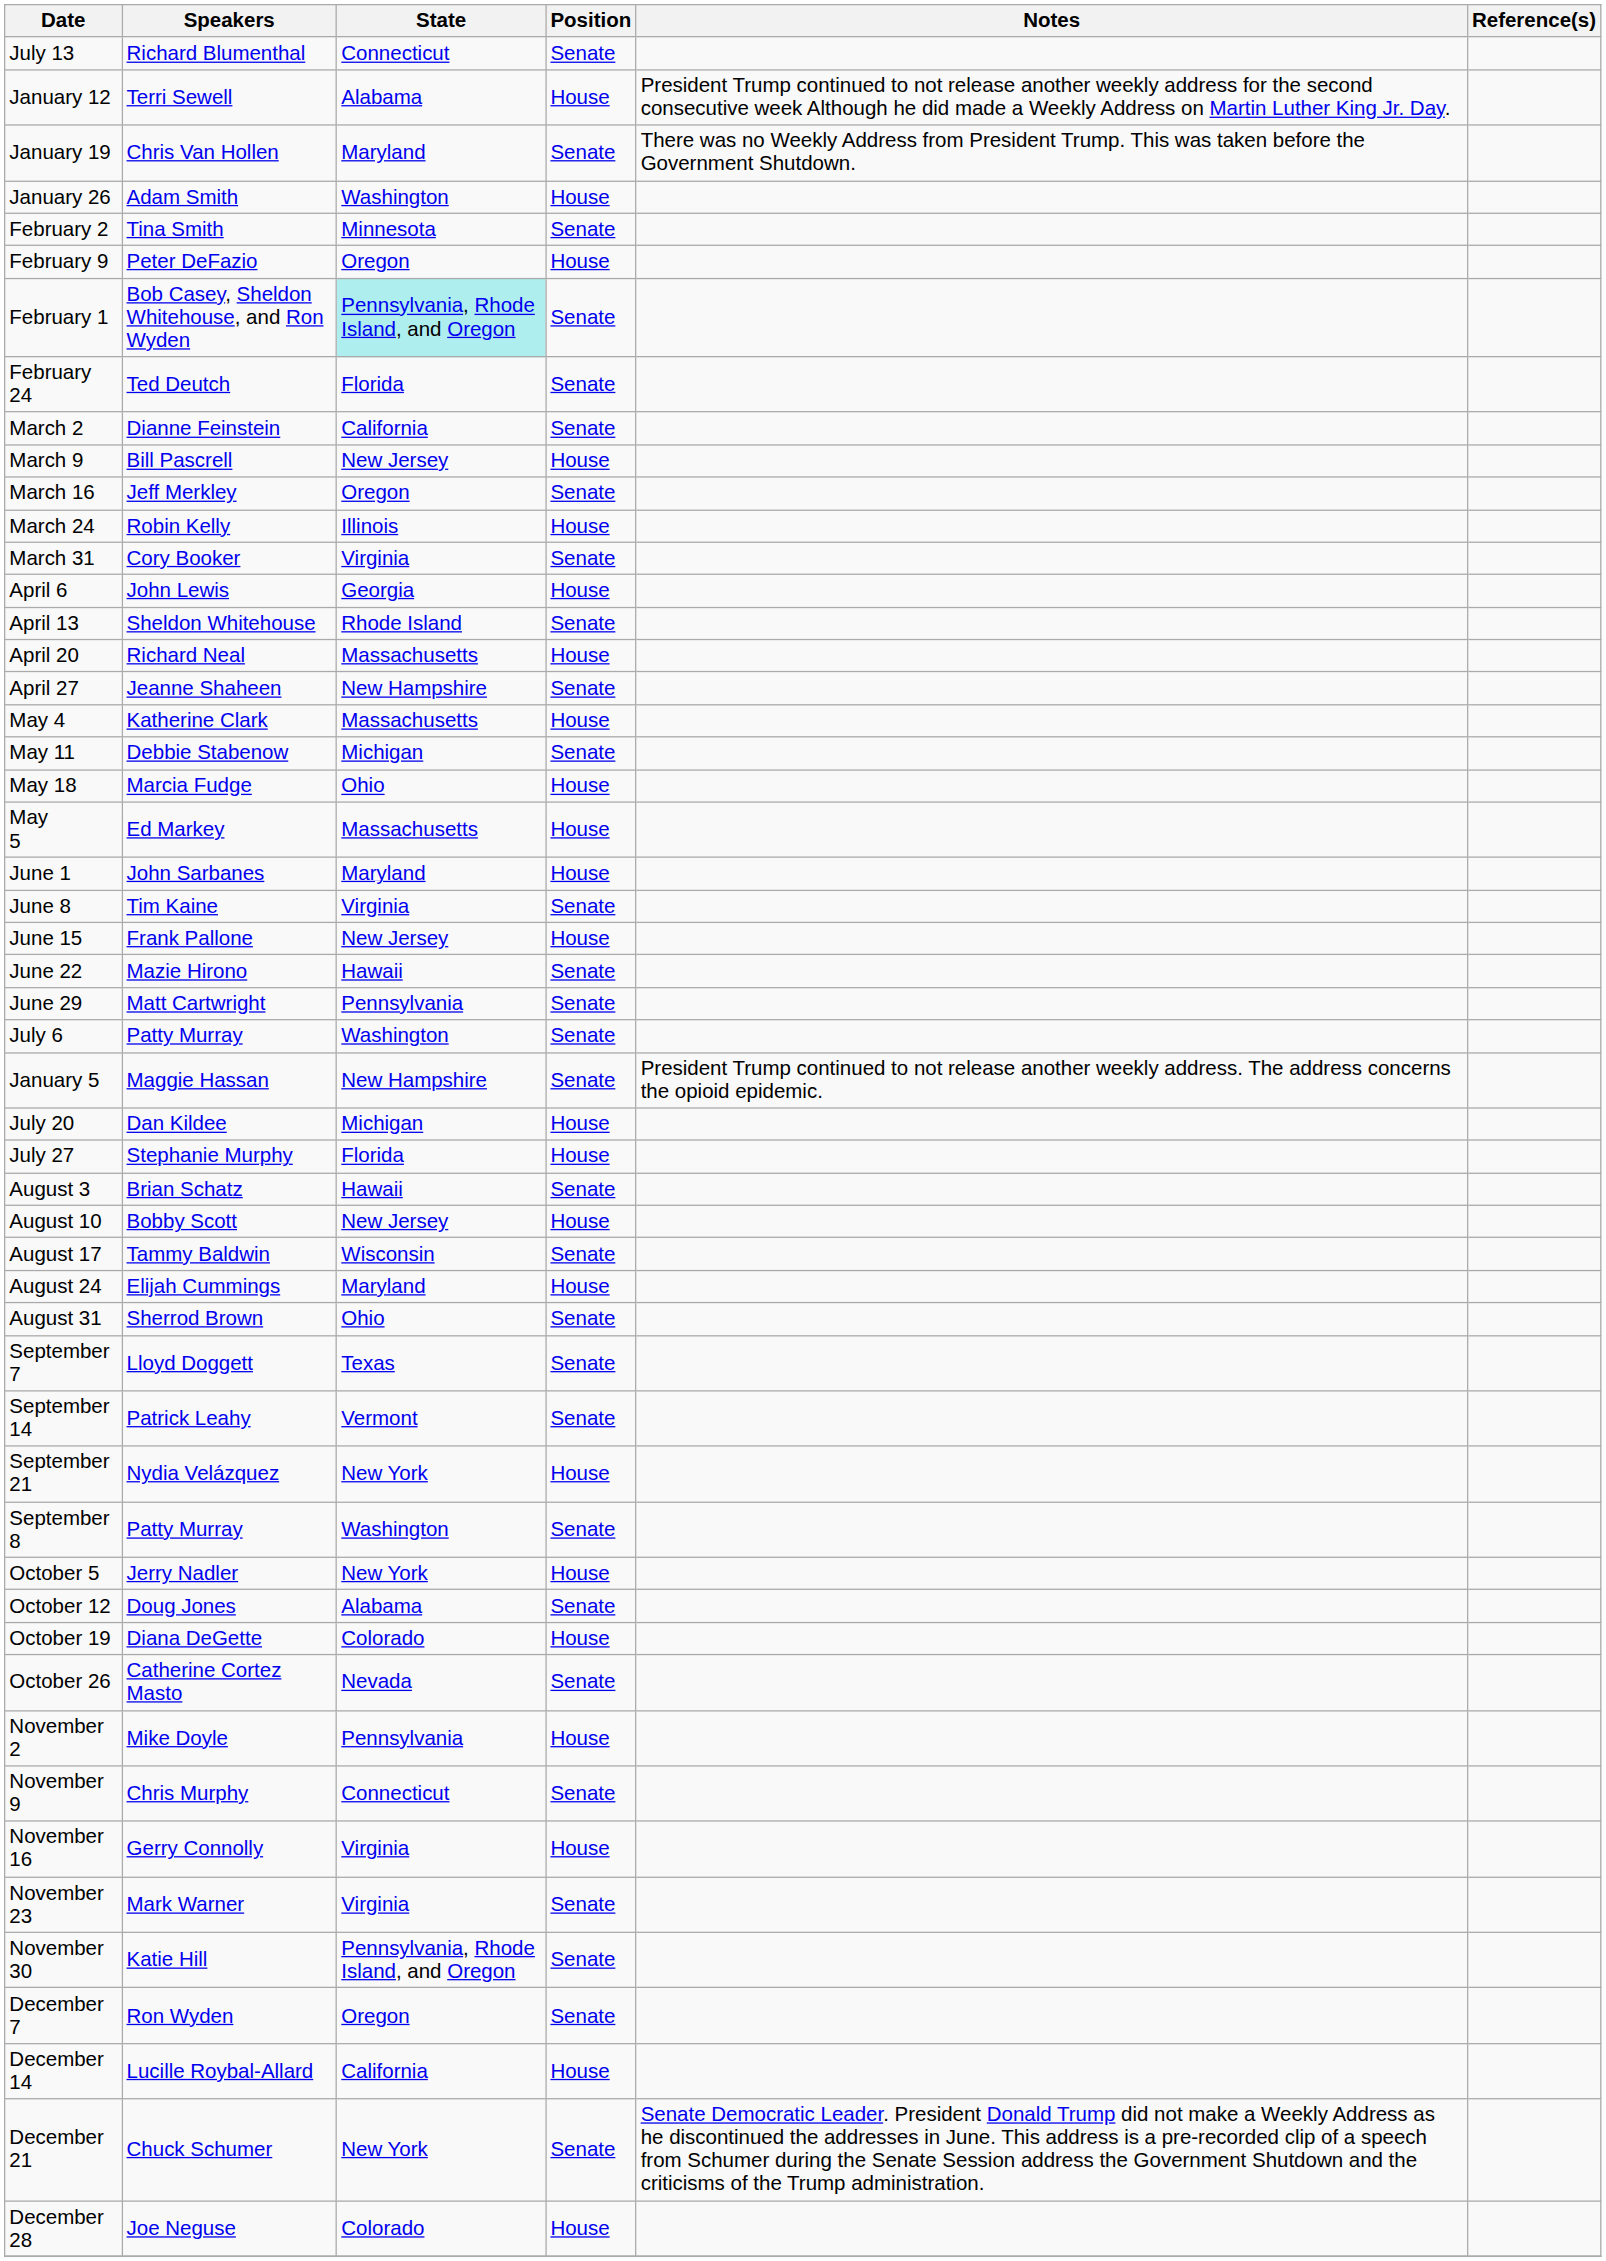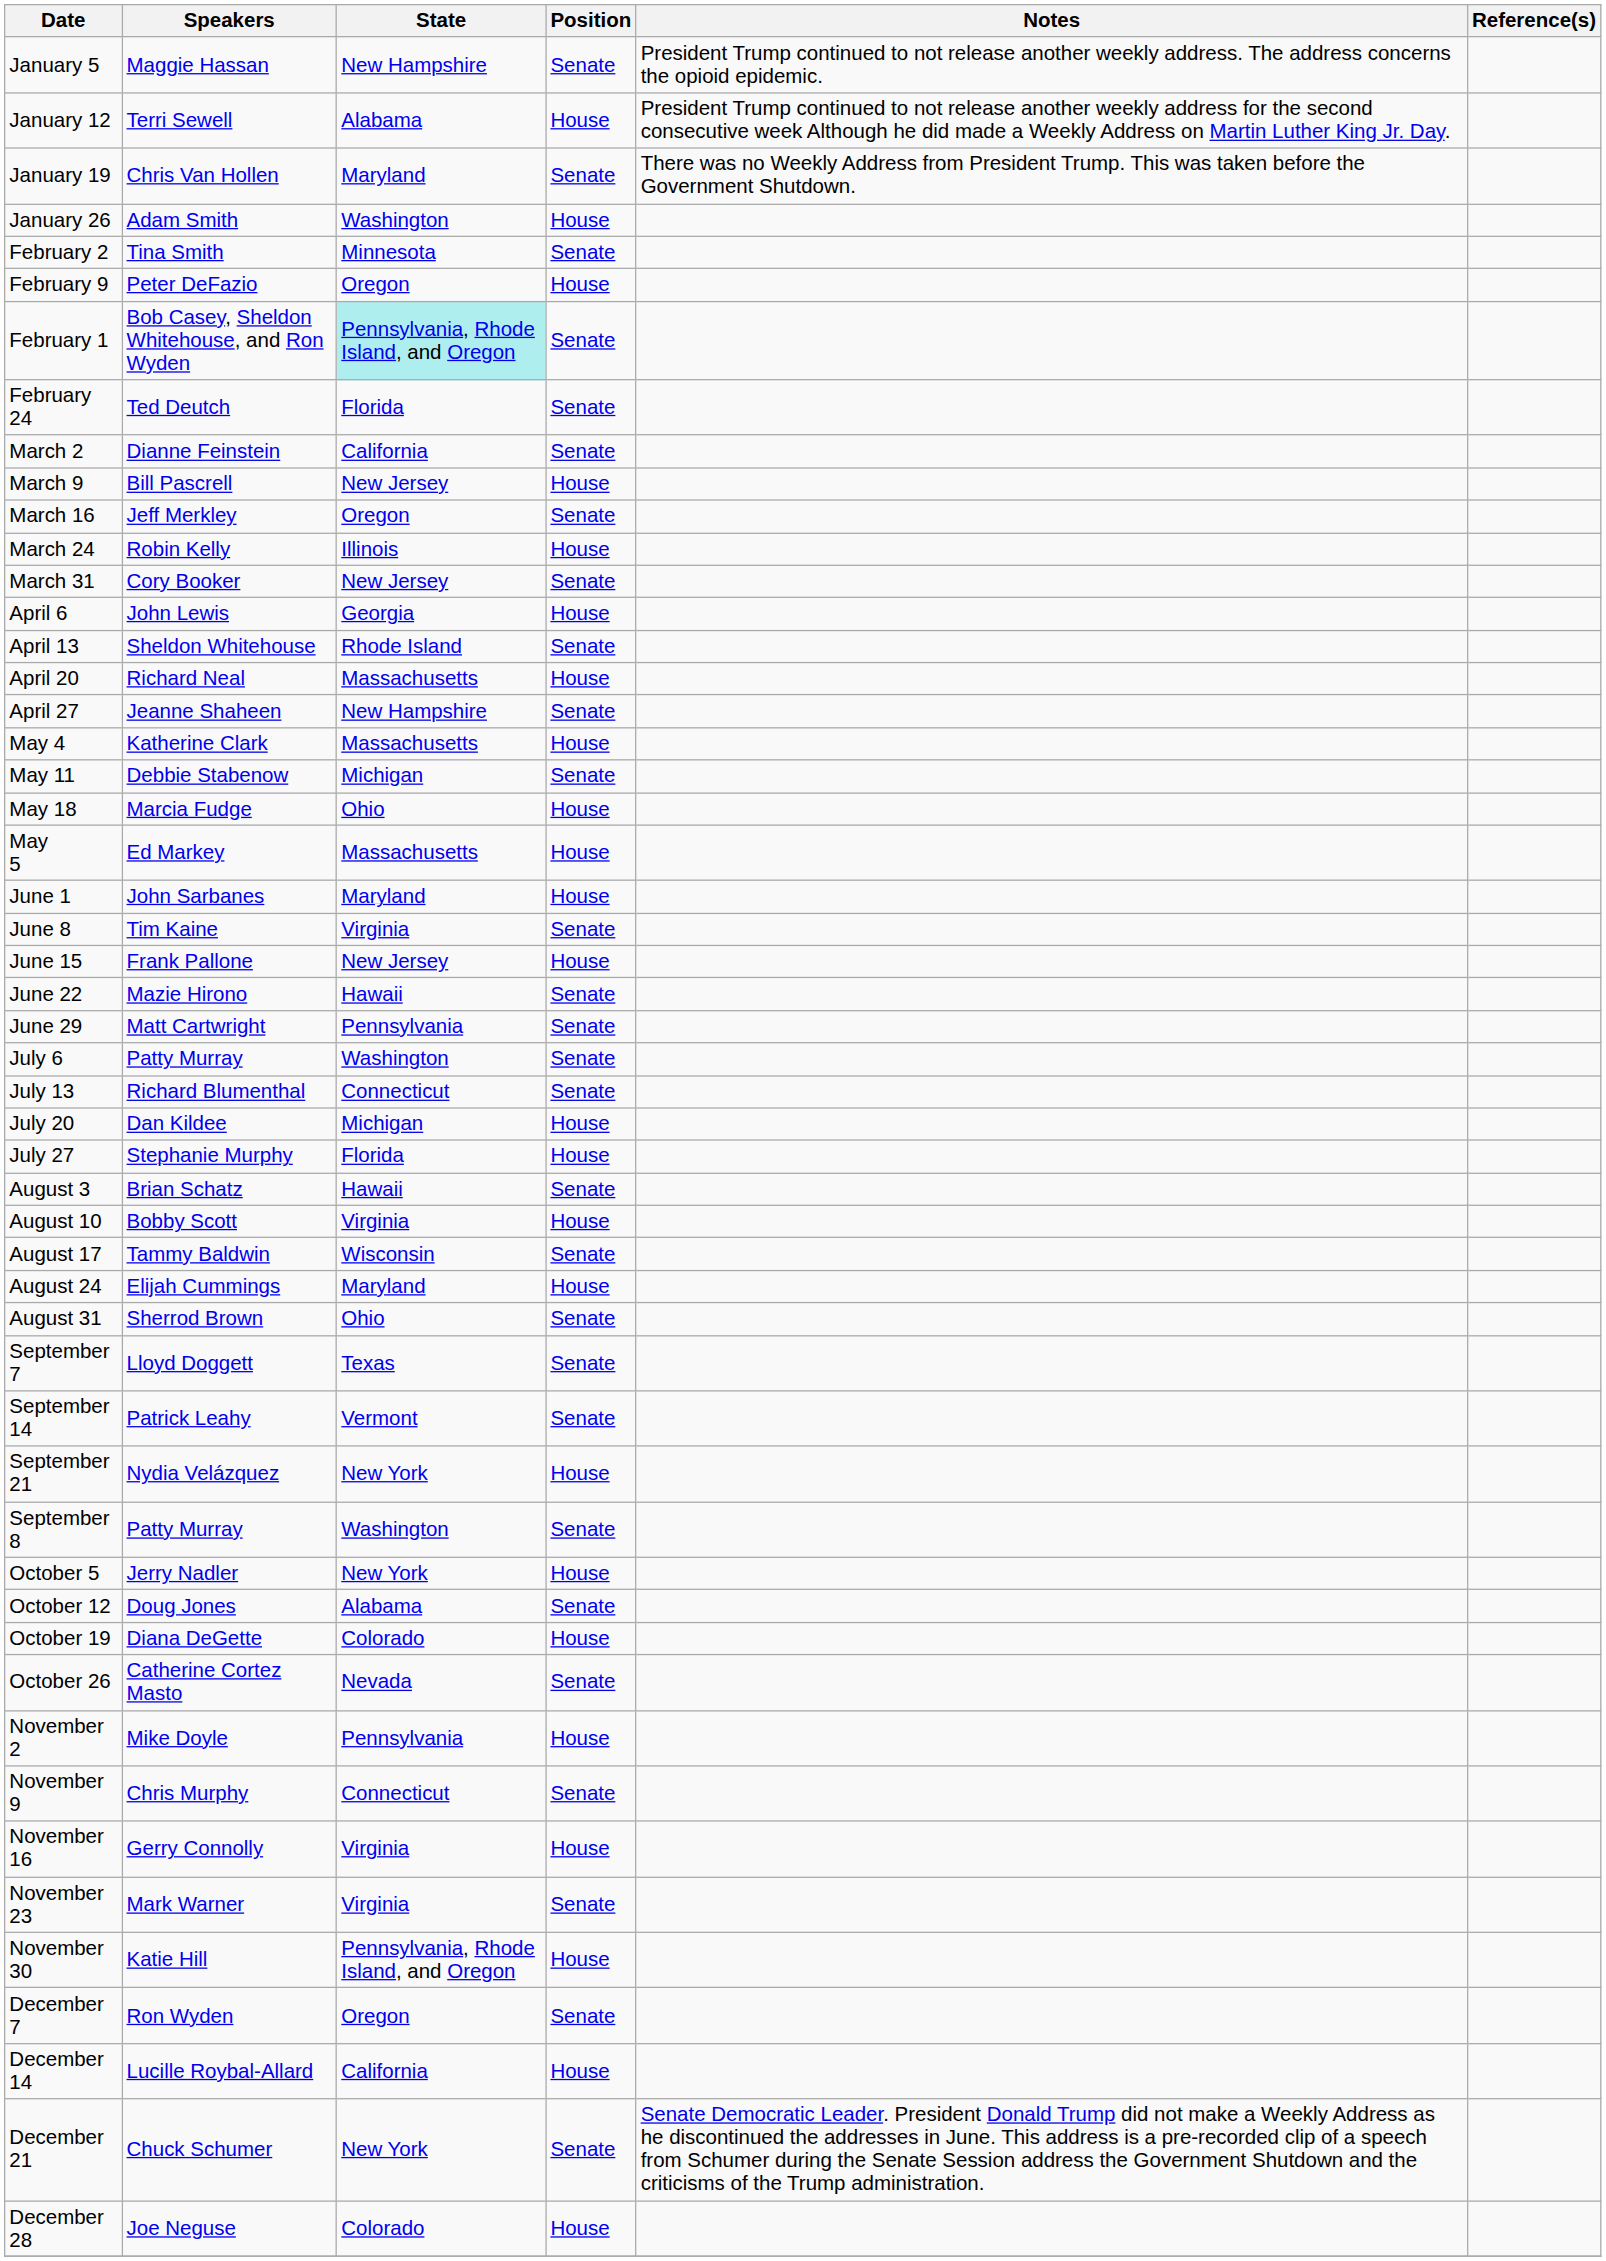rows swapped: (54, 1079) <-> (42, 53)
(375, 558) Virginia -> (395, 581) New Jersey
(395, 1221) New Jersey -> (375, 1221) Virginia
(583, 1959) Senate -> (580, 1959) House
